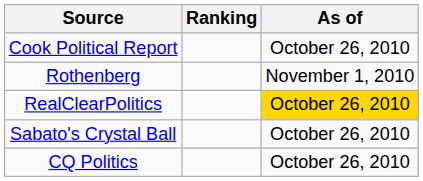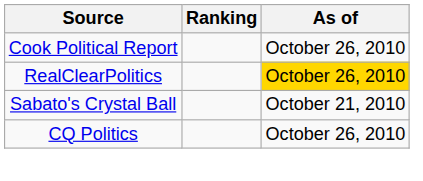- row: (93, 76)
(340, 133) October 26, 2010 -> (335, 104) October 21, 2010
